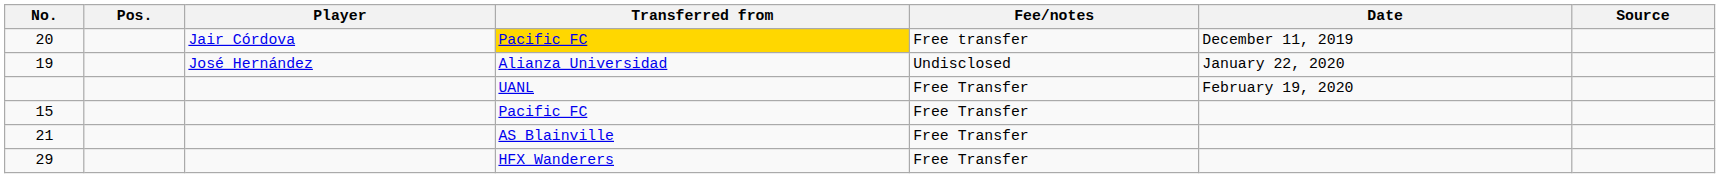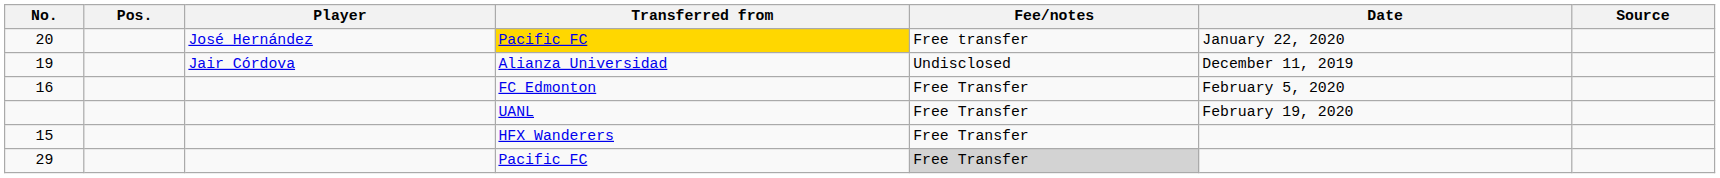(242, 41) Jair Córdova -> (251, 41) José Hernández
(1278, 41) December 11, 2019 -> (1273, 41) January 22, 2020
(251, 65) José Hernández -> (242, 65) Jair Córdova
(1273, 65) January 22, 2020 -> (1278, 65) December 11, 2019
+ row: (44, 89)
(543, 113) Pacific FC -> (556, 137) HFX Wanderers
- row: (44, 137)
(556, 160) HFX Wanderers -> (543, 160) Pacific FC
(971, 160) no background -> (971, 160) lightgrey background
